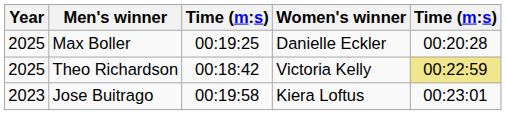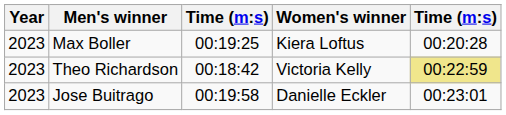(27, 43) 2025 -> (27, 43) 2023
(331, 43) Danielle Eckler -> (320, 43) Kiera Loftus
(27, 69) 2025 -> (27, 69) 2023
(320, 95) Kiera Loftus -> (331, 95) Danielle Eckler
